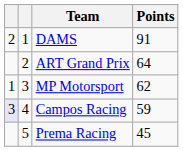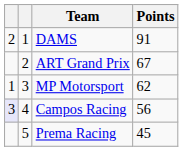(144, 62) 64 -> (144, 62) 67
(144, 110) 59 -> (144, 110) 56
